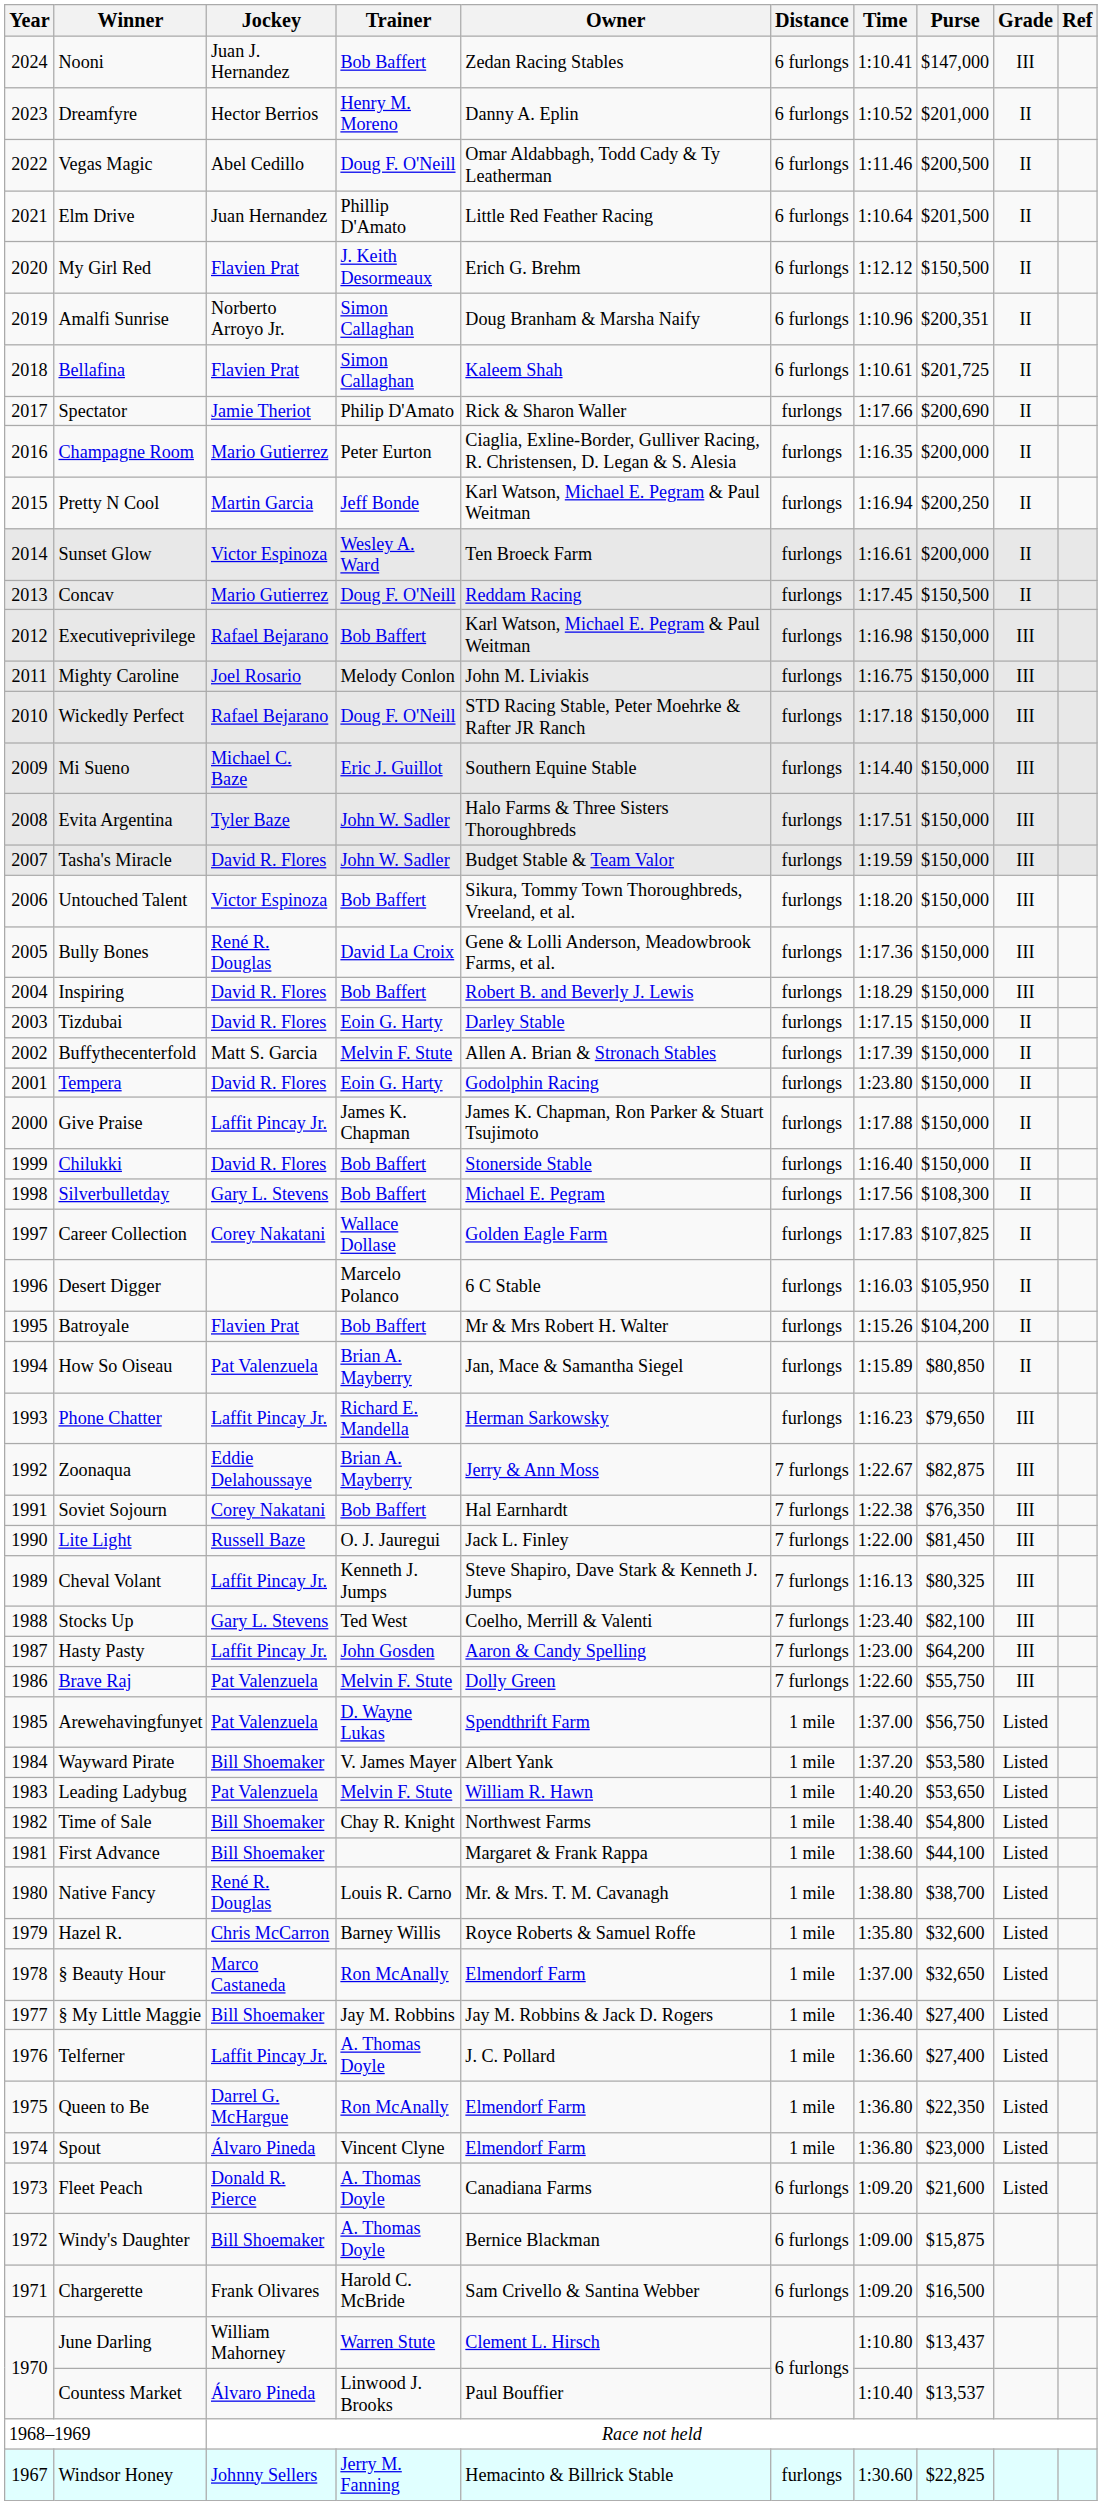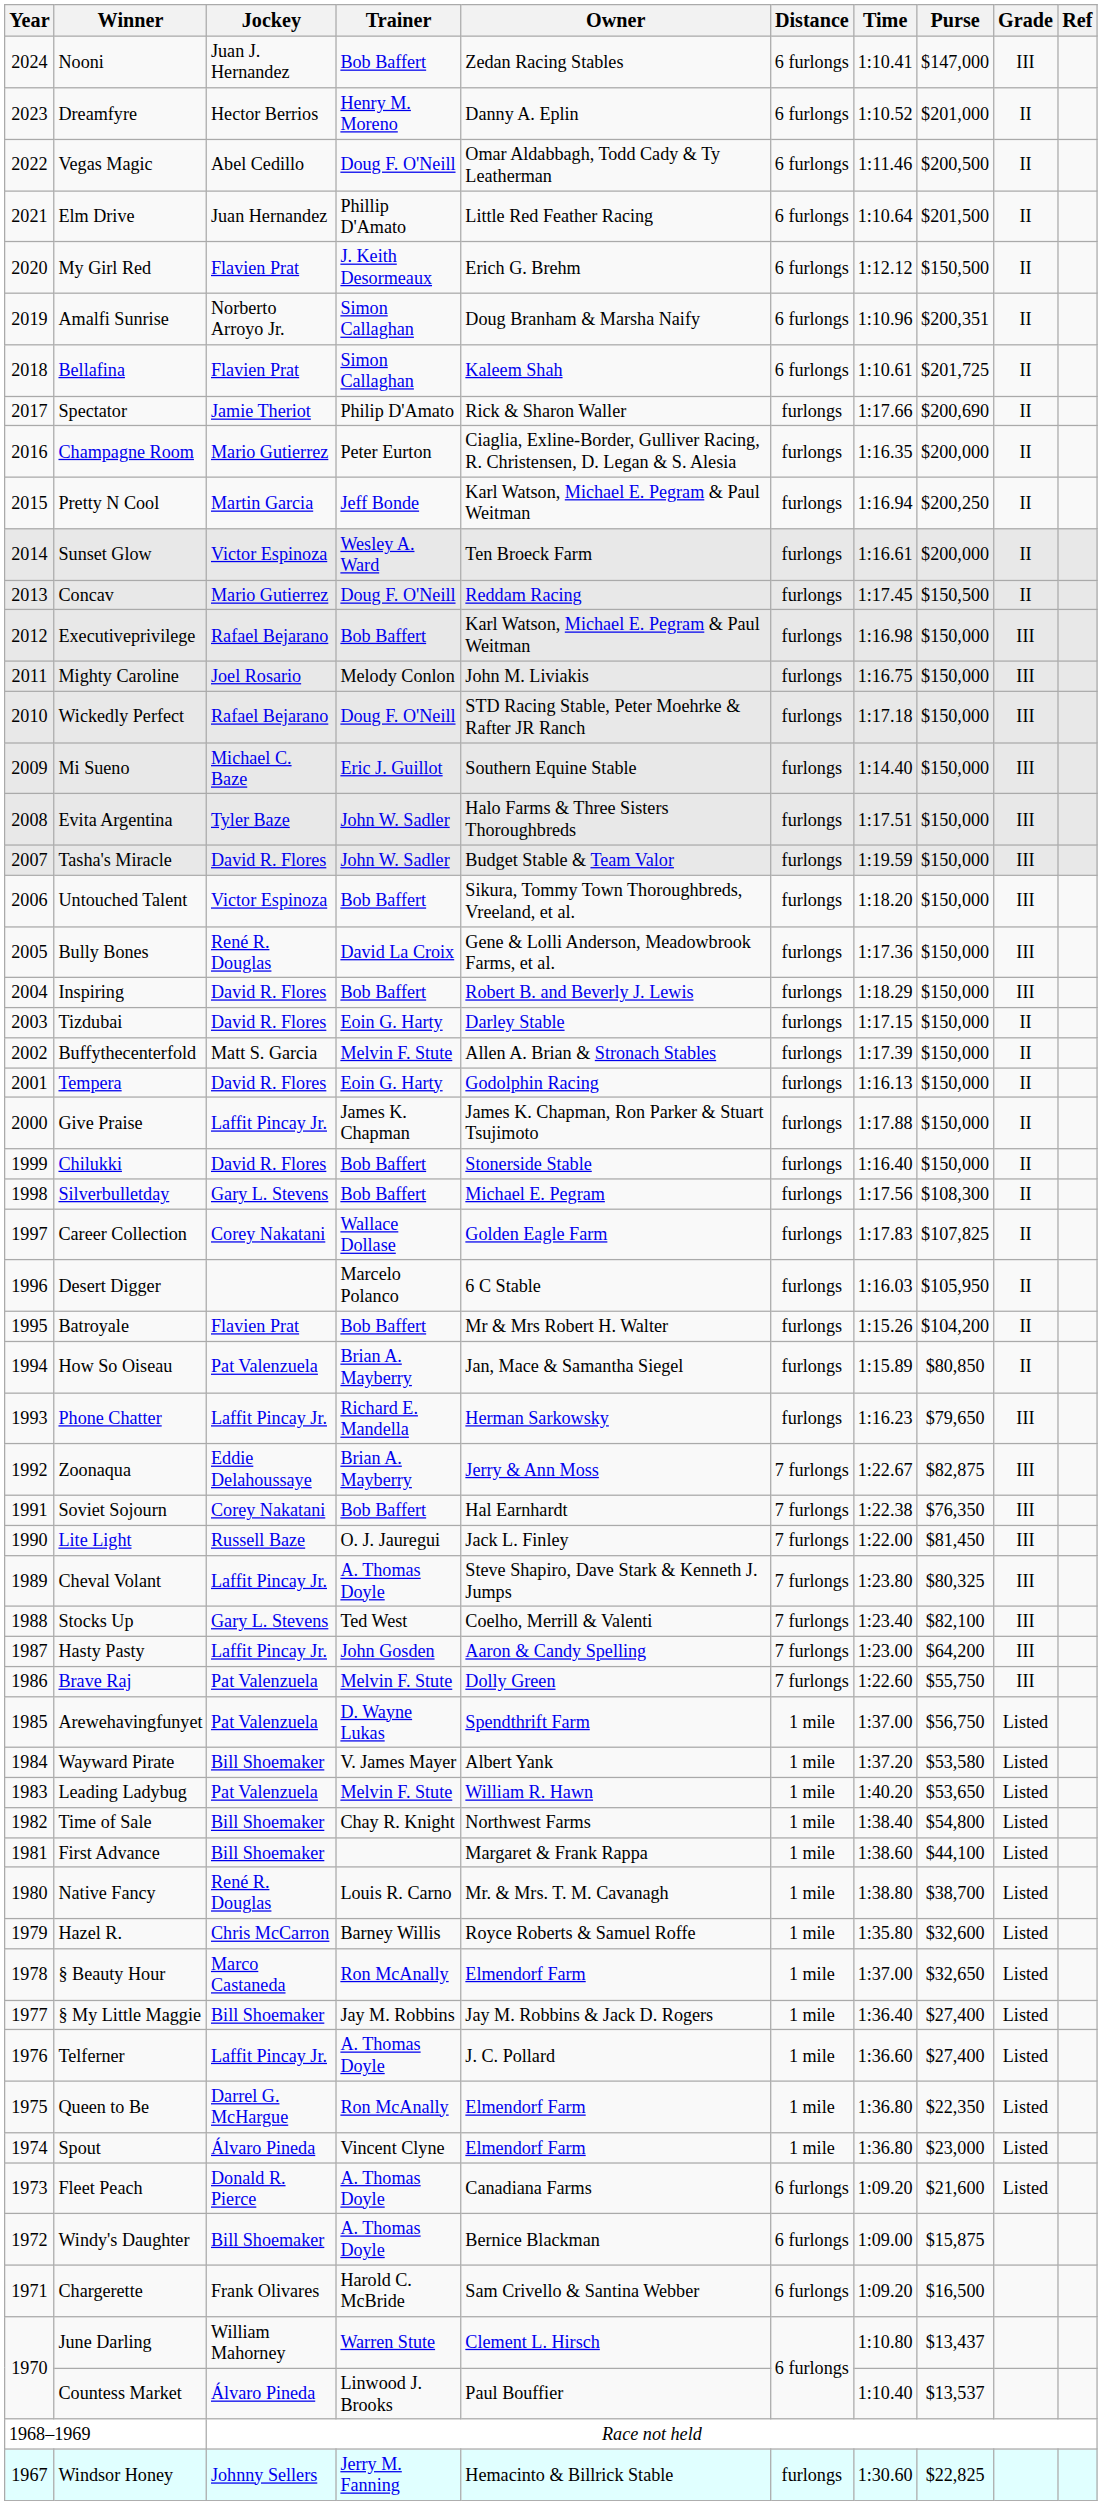(885, 1082) 1:23.80 -> (885, 1082) 1:16.13
(379, 1580) Kenneth J. Jumps -> (381, 1580) A. Thomas Doyle
(885, 1580) 1:16.13 -> (885, 1580) 1:23.80
